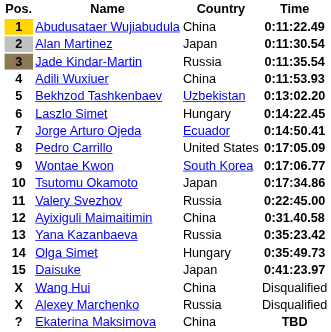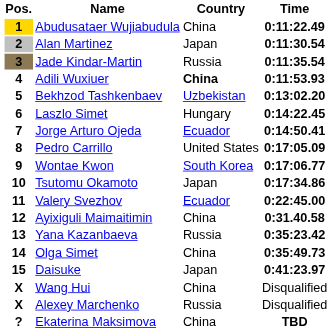(199, 79) normal -> (200, 79) bold
(202, 200) Russia -> (206, 200) Ecuador
(207, 252) Hungary -> (199, 252) China
